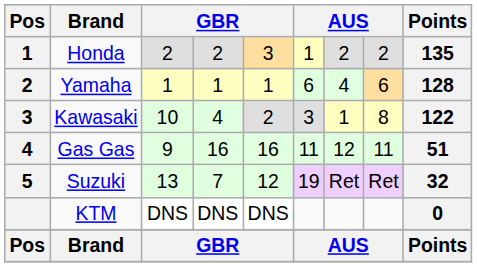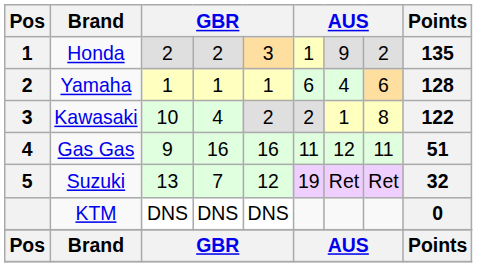(344, 53) 2 -> (344, 53) 9
(309, 117) 3 -> (309, 117) 2
